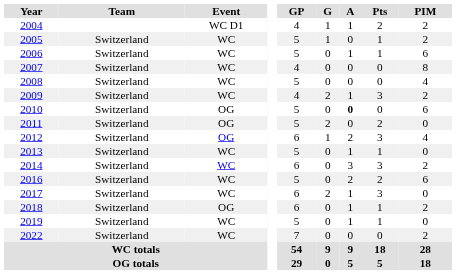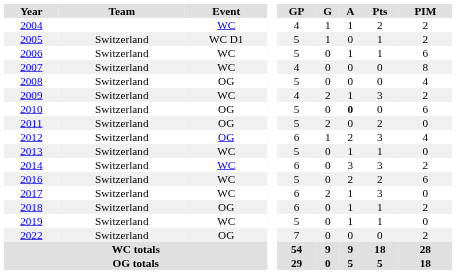(226, 25) WC D1 -> (226, 25) WC
(226, 39) WC -> (226, 39) WC D1
(226, 81) WC -> (226, 81) OG
(226, 235) WC -> (226, 235) OG
